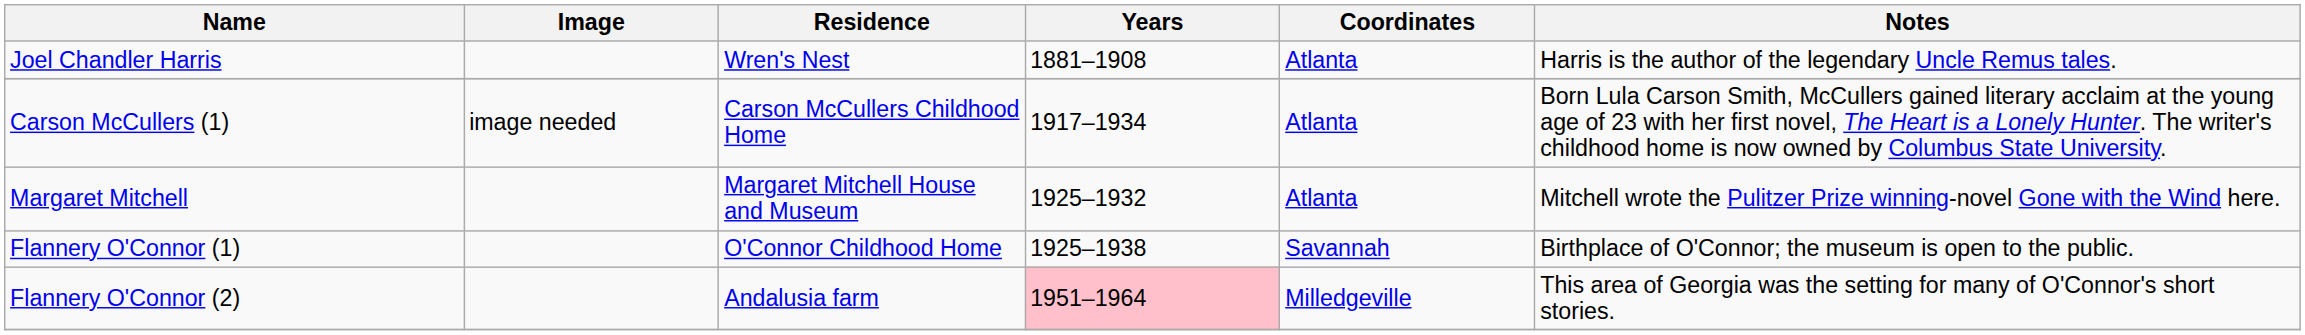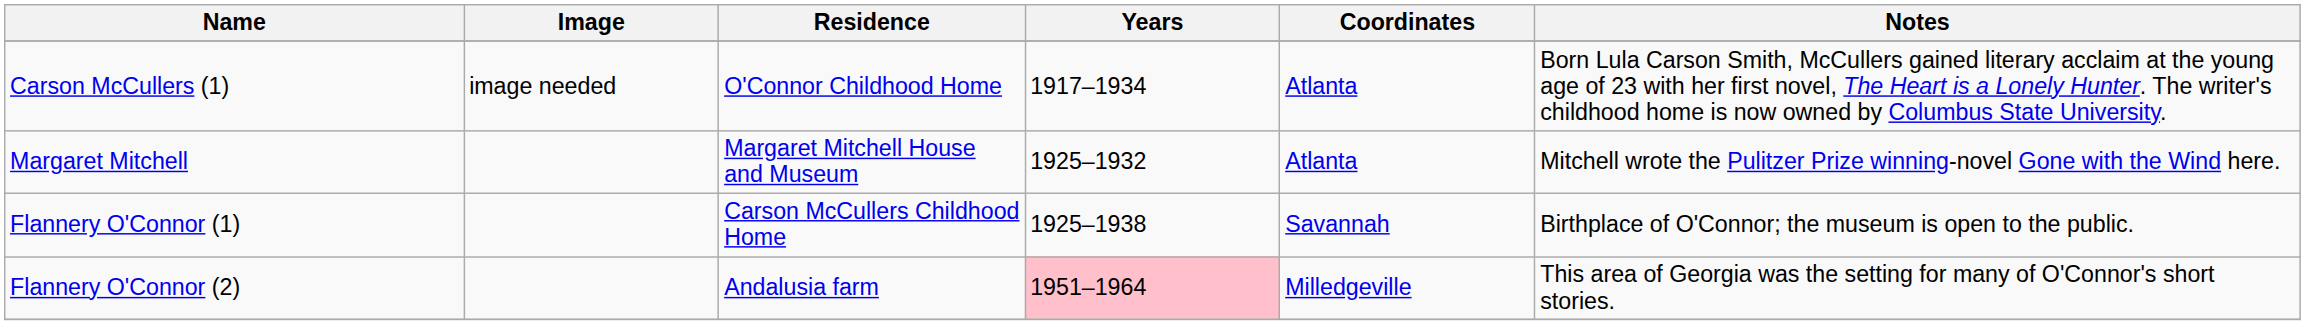- row: (116, 59)
(872, 122) Carson McCullers Childhood Home -> (863, 85) O'Connor Childhood Home
(863, 248) O'Connor Childhood Home -> (872, 224) Carson McCullers Childhood Home
